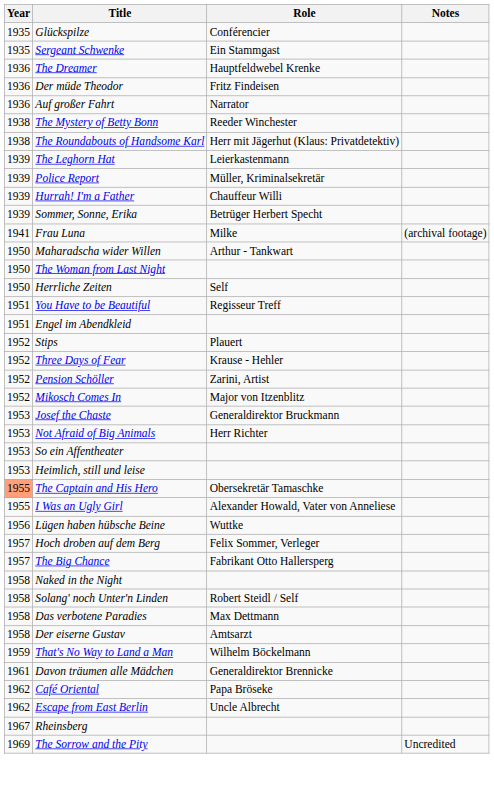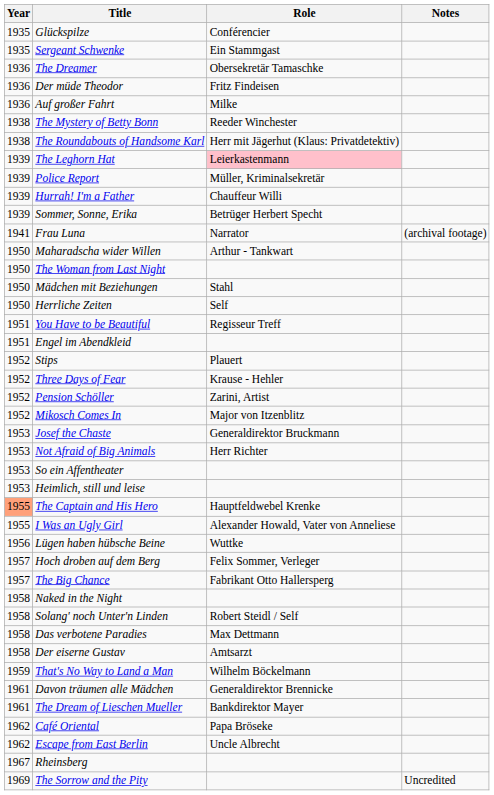(265, 68) Hauptfeldwebel Krenke -> (267, 68) Obersekretär Tamaschke
(229, 104) Narrator -> (223, 104) Milke
(249, 159) no background -> (249, 159) pink background
(223, 232) Milke -> (229, 232) Narrator
+ row: (96, 287)
(267, 488) Obersekretär Tamaschke -> (265, 506) Hauptfeldwebel Krenke
+ row: (109, 707)
